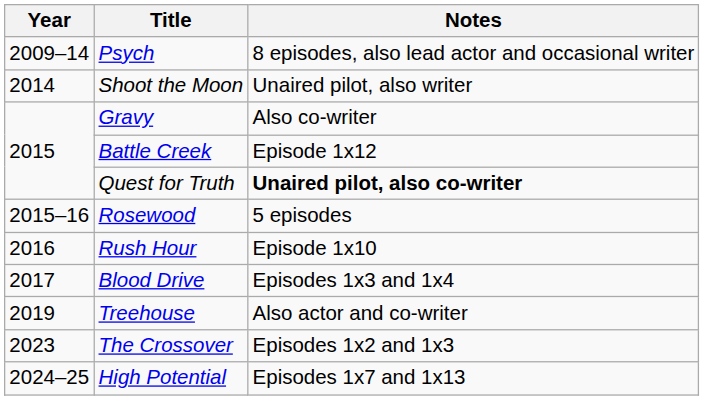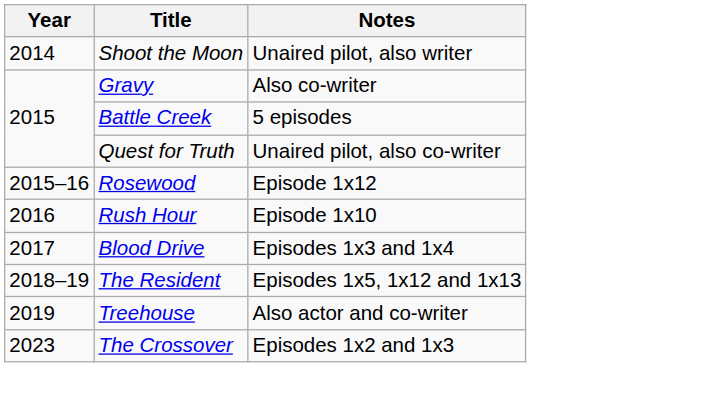- row: (126, 53)
(315, 150) Episode 1x12 -> (302, 118) 5 episodes
(387, 183) bold -> (377, 150) normal
(302, 215) 5 episodes -> (315, 183) Episode 1x12
+ row: (159, 280)
- row: (162, 378)
